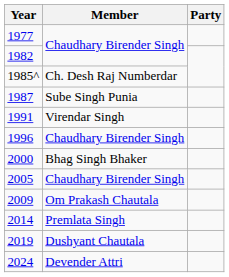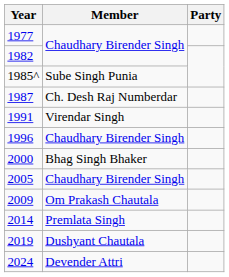(111, 76) Ch. Desh Raj Numberdar -> (91, 76) Sube Singh Punia
(91, 96) Sube Singh Punia -> (111, 96) Ch. Desh Raj Numberdar
